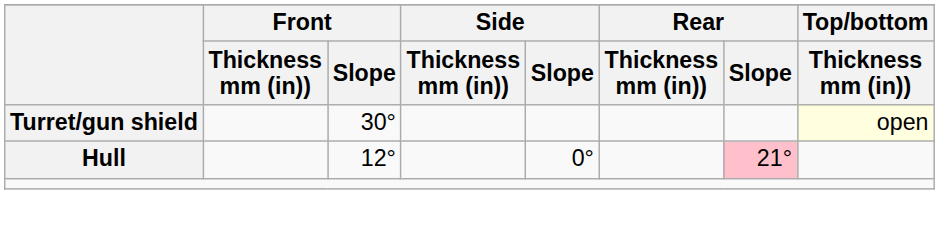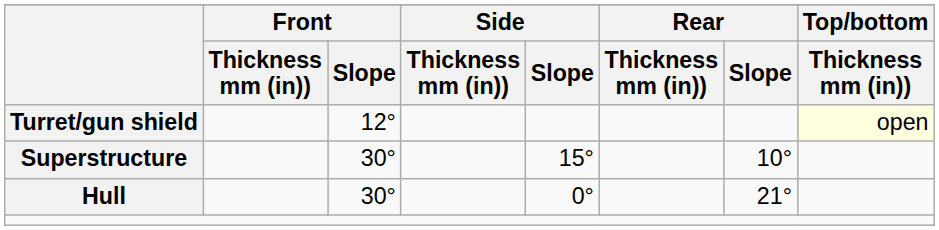(378, 122) 30° -> (378, 122) 12°
+ row: (104, 159)
(378, 159) 12° -> (378, 196) 30°
(774, 159) pink background -> (774, 196) no background
